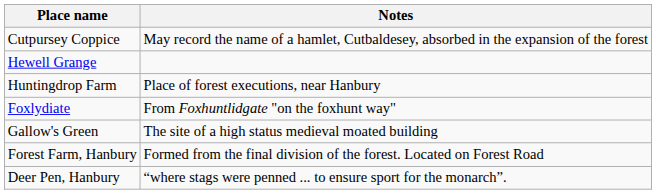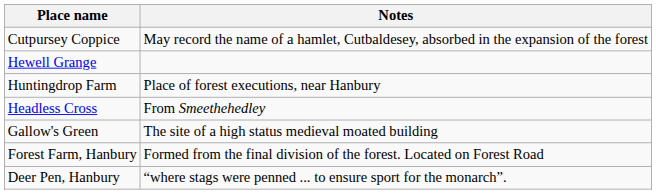- row: (39, 108)
+ row: (53, 108)
